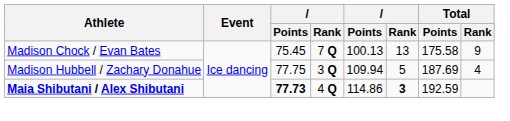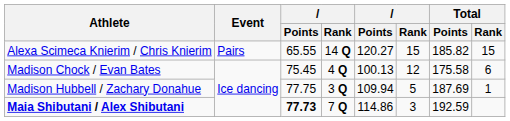+ row: (109, 51)
(327, 51) 7 Q -> (338, 70) 4 Q
(402, 51) 13 -> (413, 70) 12
(478, 51) 9 -> (488, 70) 6
(478, 70) 4 -> (488, 89) 1
(327, 89) 4 Q -> (338, 108) 7 Q
(402, 89) bold -> (413, 108) normal
